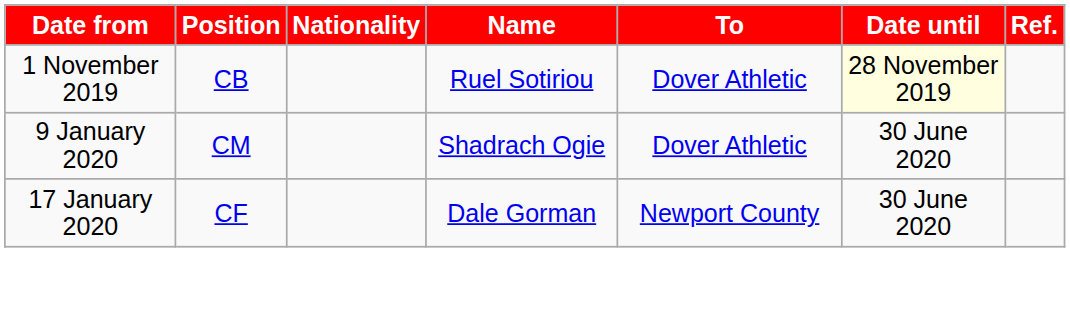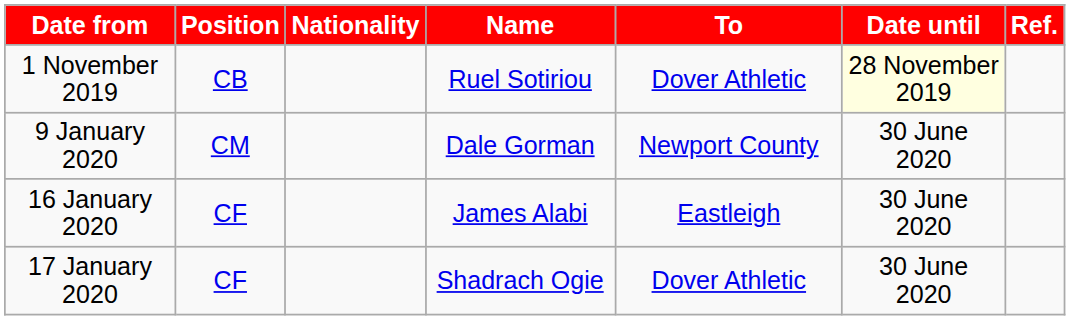(522, 146) Shadrach Ogie -> (520, 146) Dale Gorman
(730, 146) Dover Athletic -> (729, 146) Newport County
+ row: (90, 213)
(522, 213) Dale Gorman -> (520, 281) Shadrach Ogie
(730, 213) Newport County -> (729, 281) Dover Athletic
